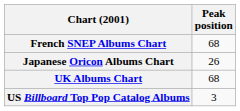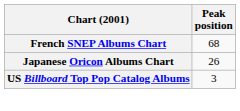- row: (98, 79)
